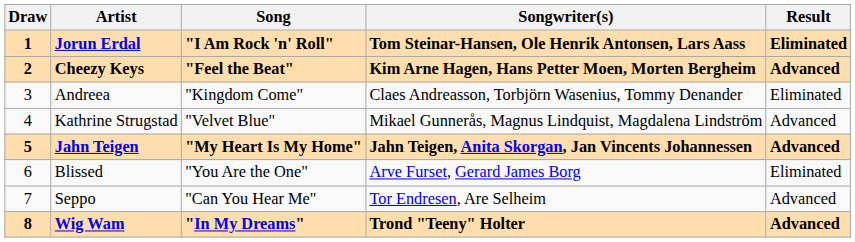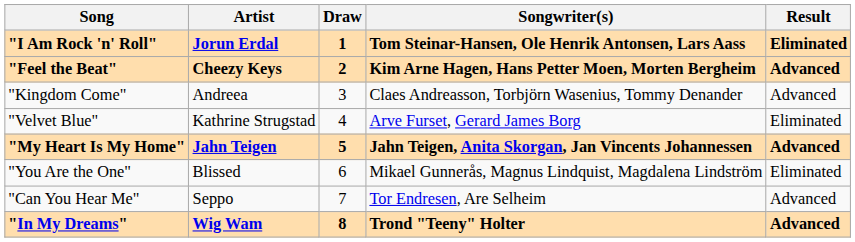columns swapped: (28, 17) <-> (274, 17)
(806, 95) Eliminated -> (803, 95) Advanced
(566, 120) Mikael Gunnerås, Magnus Lindquist, Magdalena Lindström -> (475, 120) Arve Furset, Gerard James Borg
(803, 120) Advanced -> (806, 120) Eliminated
(475, 172) Arve Furset, Gerard James Borg -> (566, 172) Mikael Gunnerås, Magnus Lindquist, Magdalena Lindström
